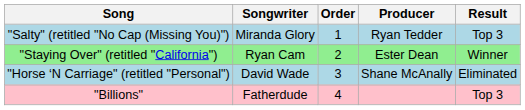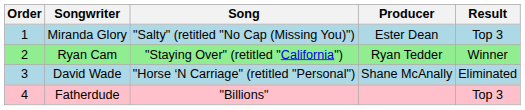columns swapped: (338, 14) <-> (118, 14)
(407, 34) Ryan Tedder -> (407, 34) Ester Dean
(407, 54) Ester Dean -> (407, 54) Ryan Tedder
